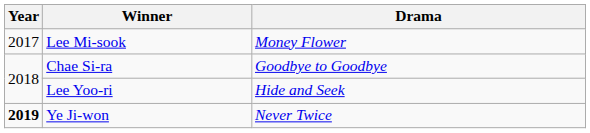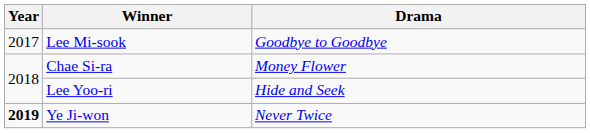(300, 41) Money Flower -> (321, 41) Goodbye to Goodbye
(321, 66) Goodbye to Goodbye -> (300, 66) Money Flower
